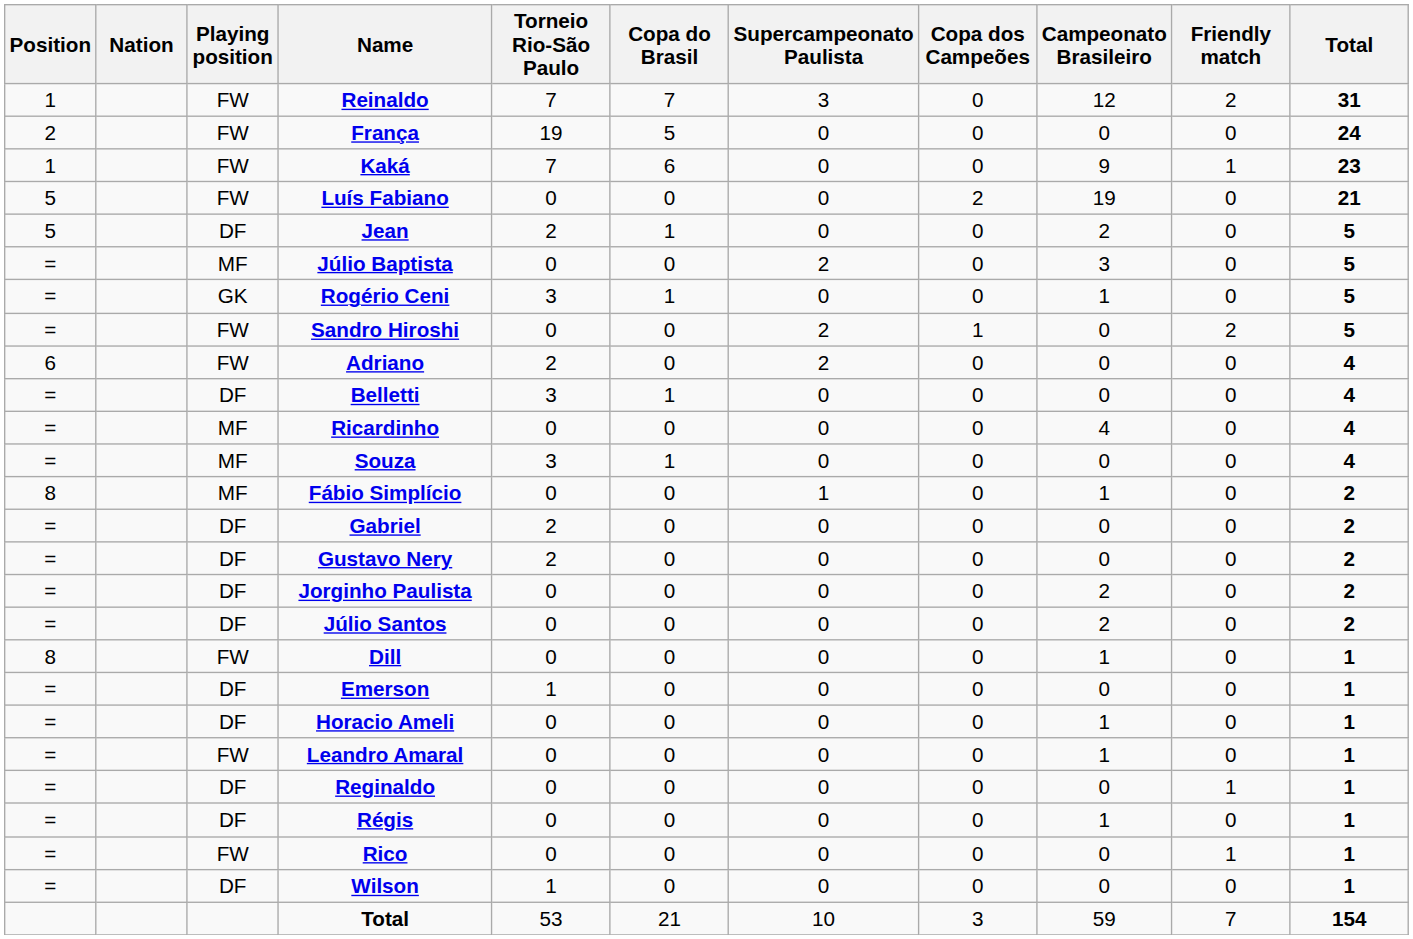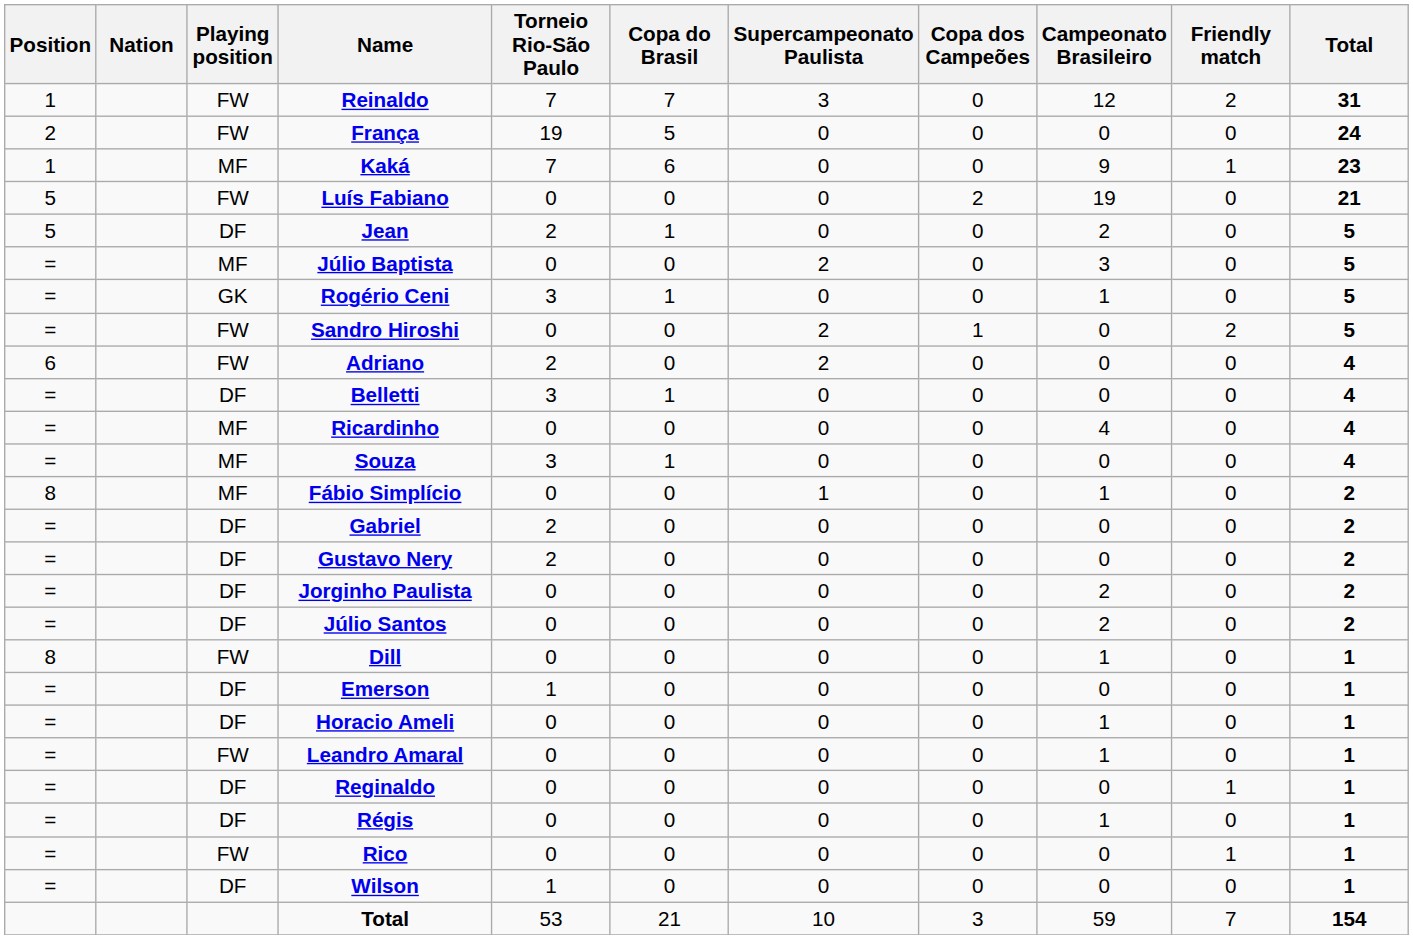(233, 166) FW -> (233, 166) MF
